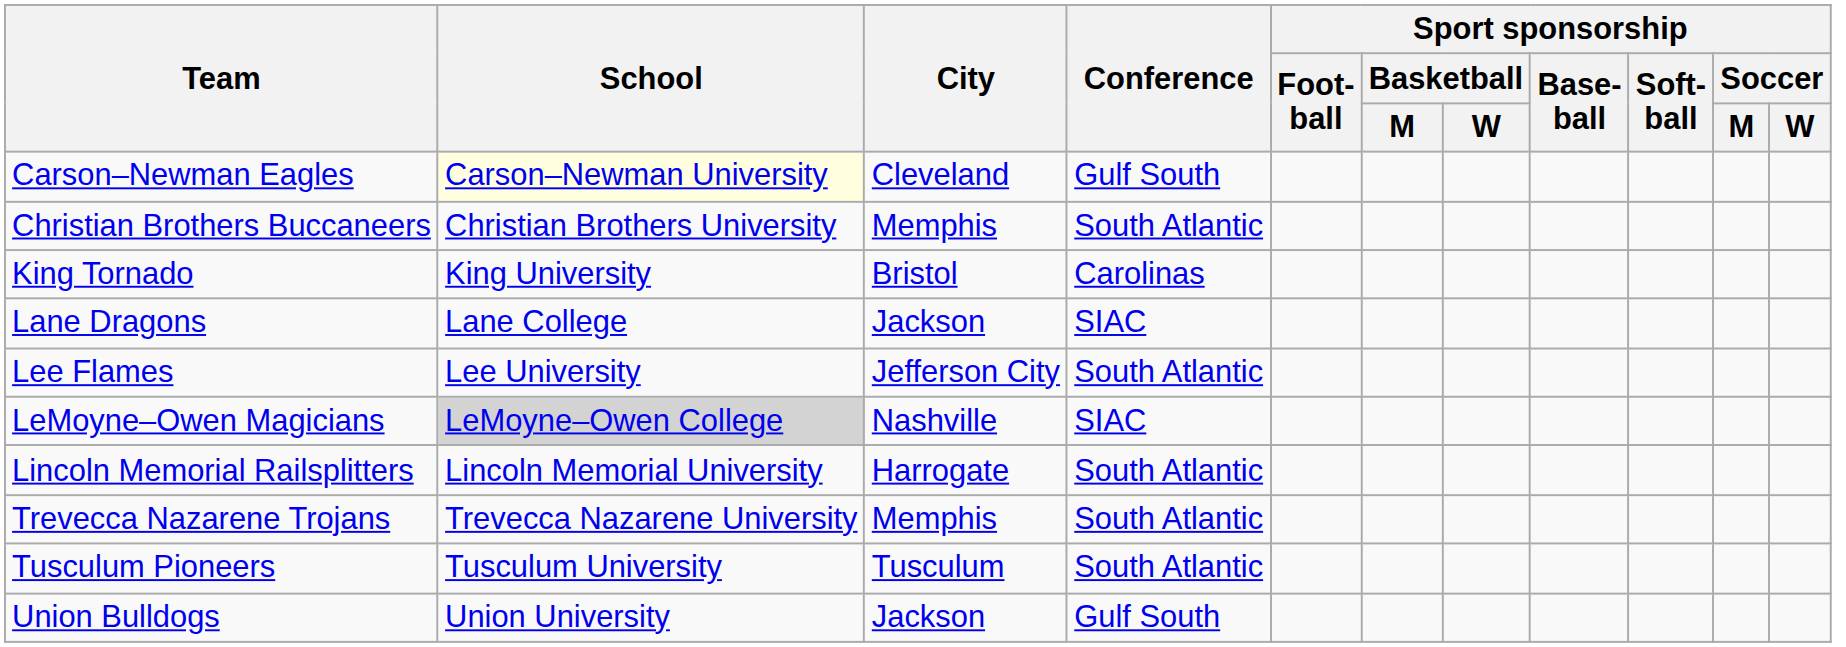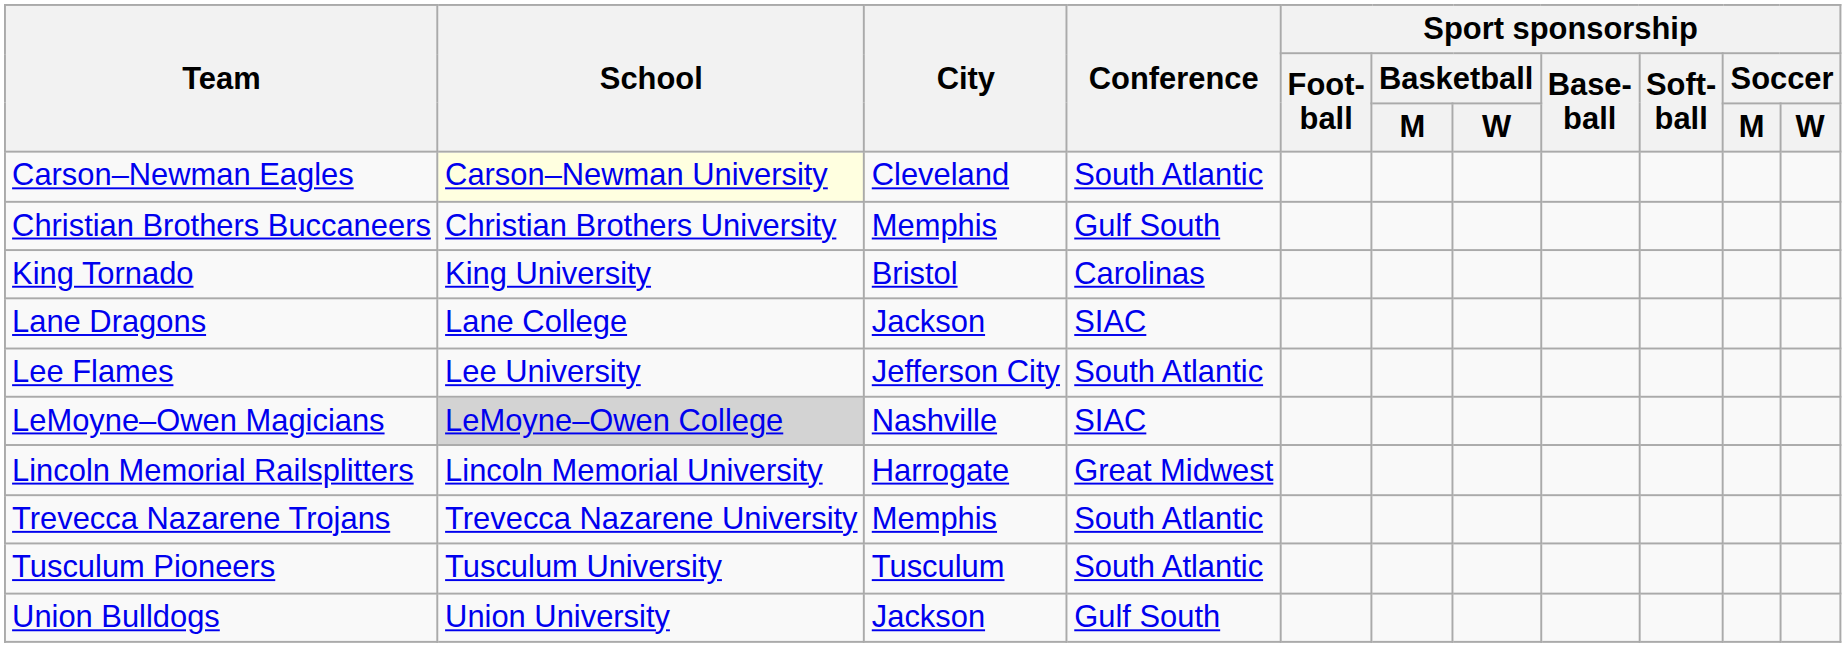(1147, 175) Gulf South -> (1169, 175) South Atlantic
(1169, 224) South Atlantic -> (1147, 224) Gulf South
(1169, 469) South Atlantic -> (1174, 469) Great Midwest
